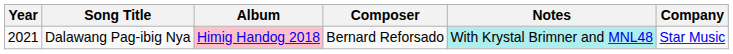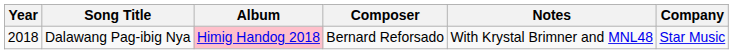(23, 37) 2021 -> (23, 37) 2018
(552, 37) paleturquoise background -> (552, 37) no background
